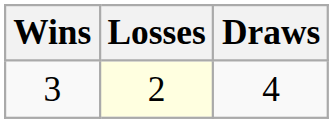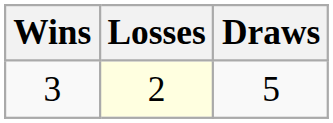(271, 88) 4 -> (271, 88) 5
